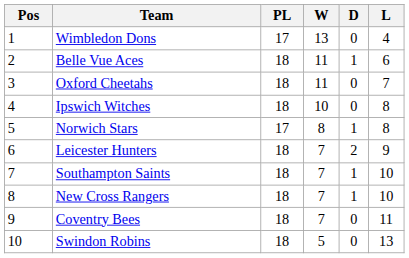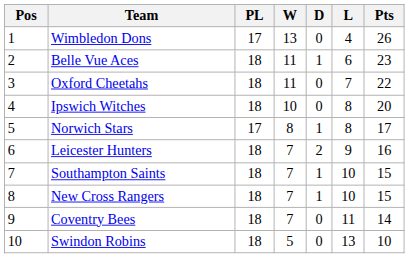+ column: (384, 15)
